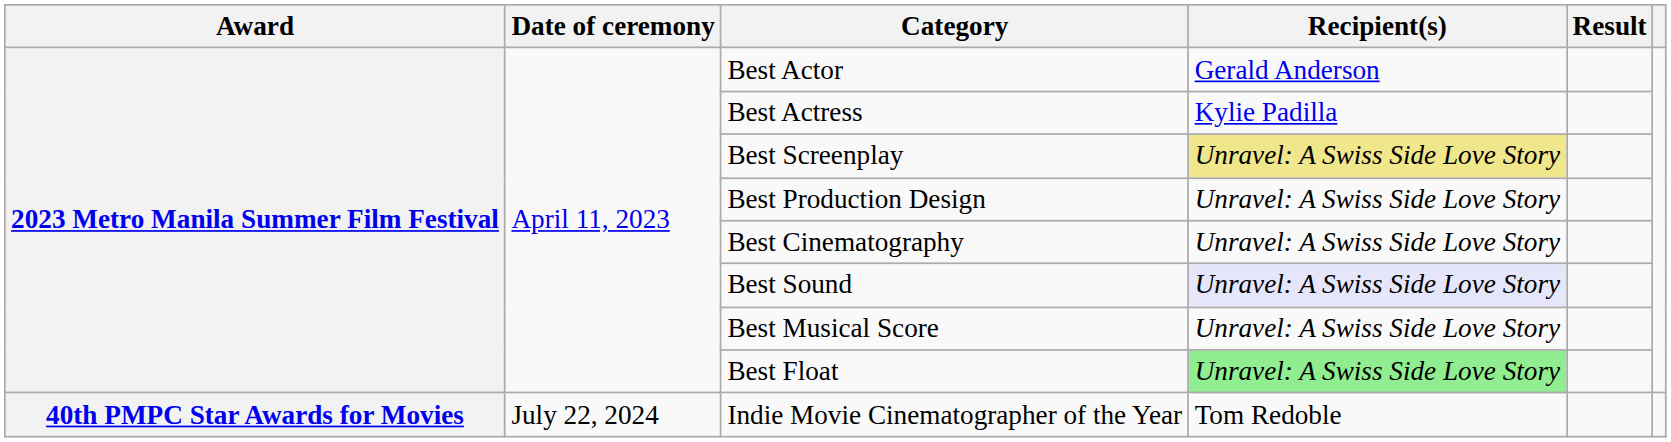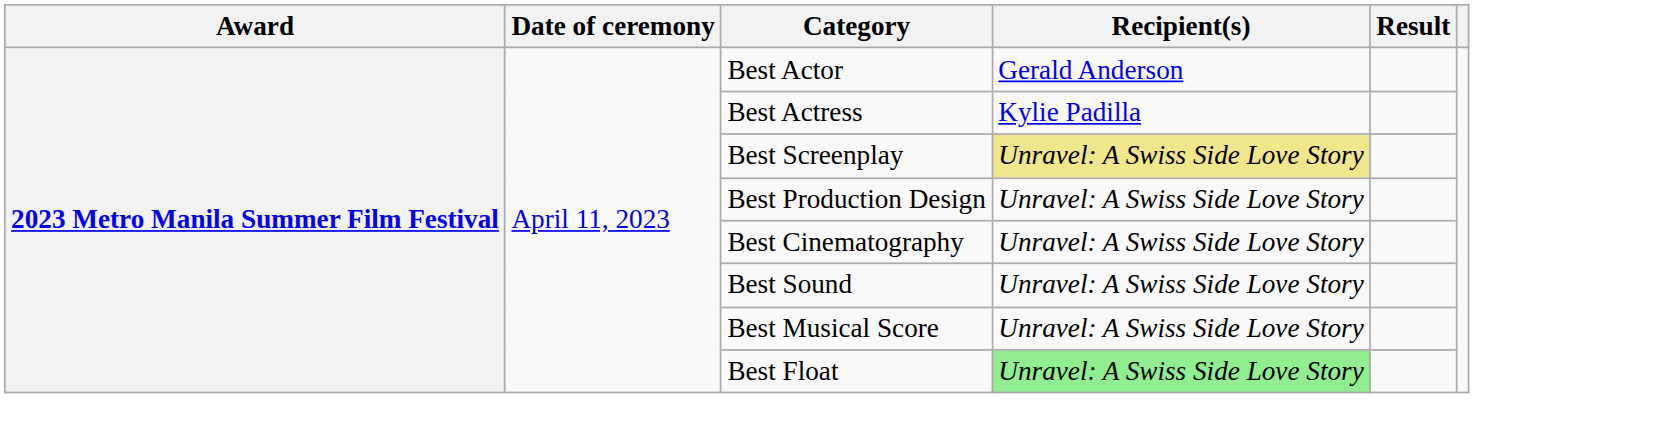(1377, 284) lavender background -> (1181, 284) no background
- row: (955, 414)
